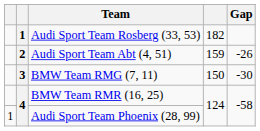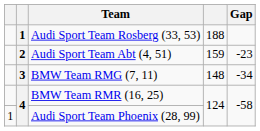(215, 35) 182 -> (215, 35) 188
(244, 55) -26 -> (244, 55) -23
(215, 75) 150 -> (215, 75) 148
(244, 75) -30 -> (244, 75) -34
